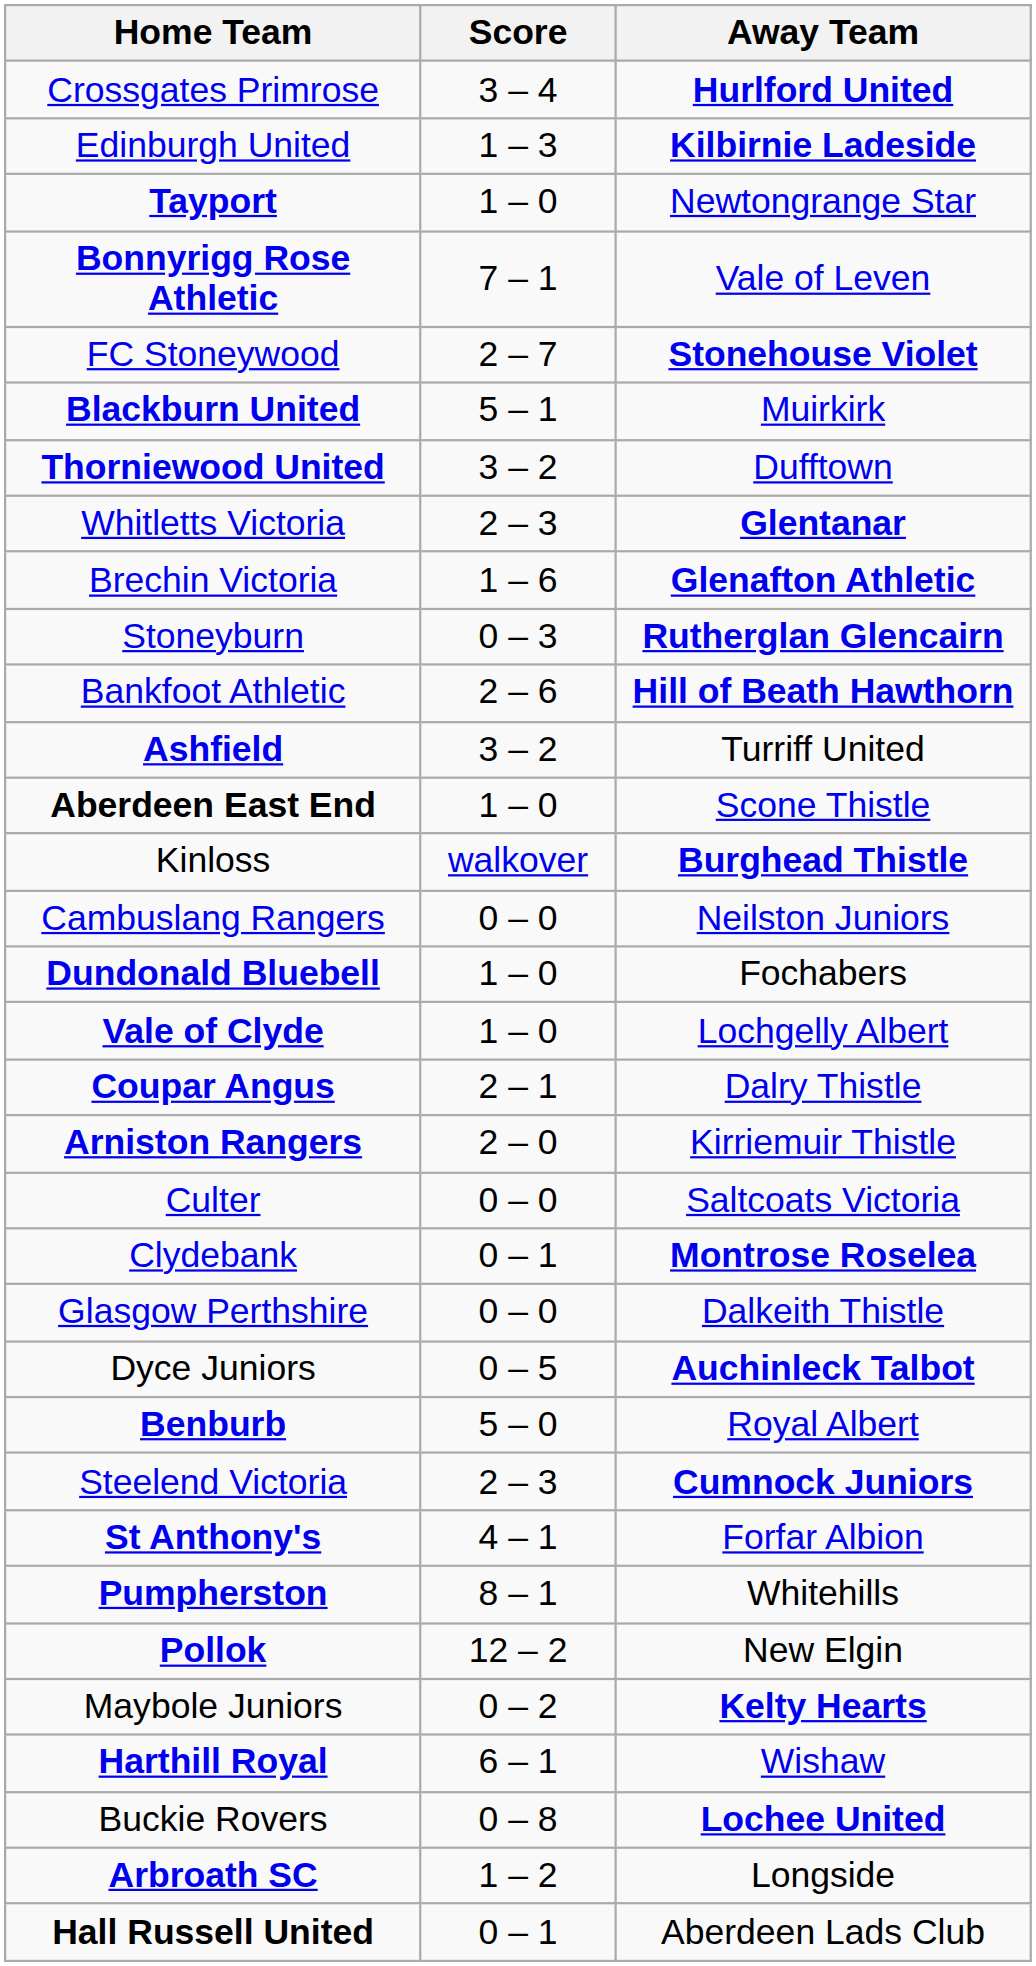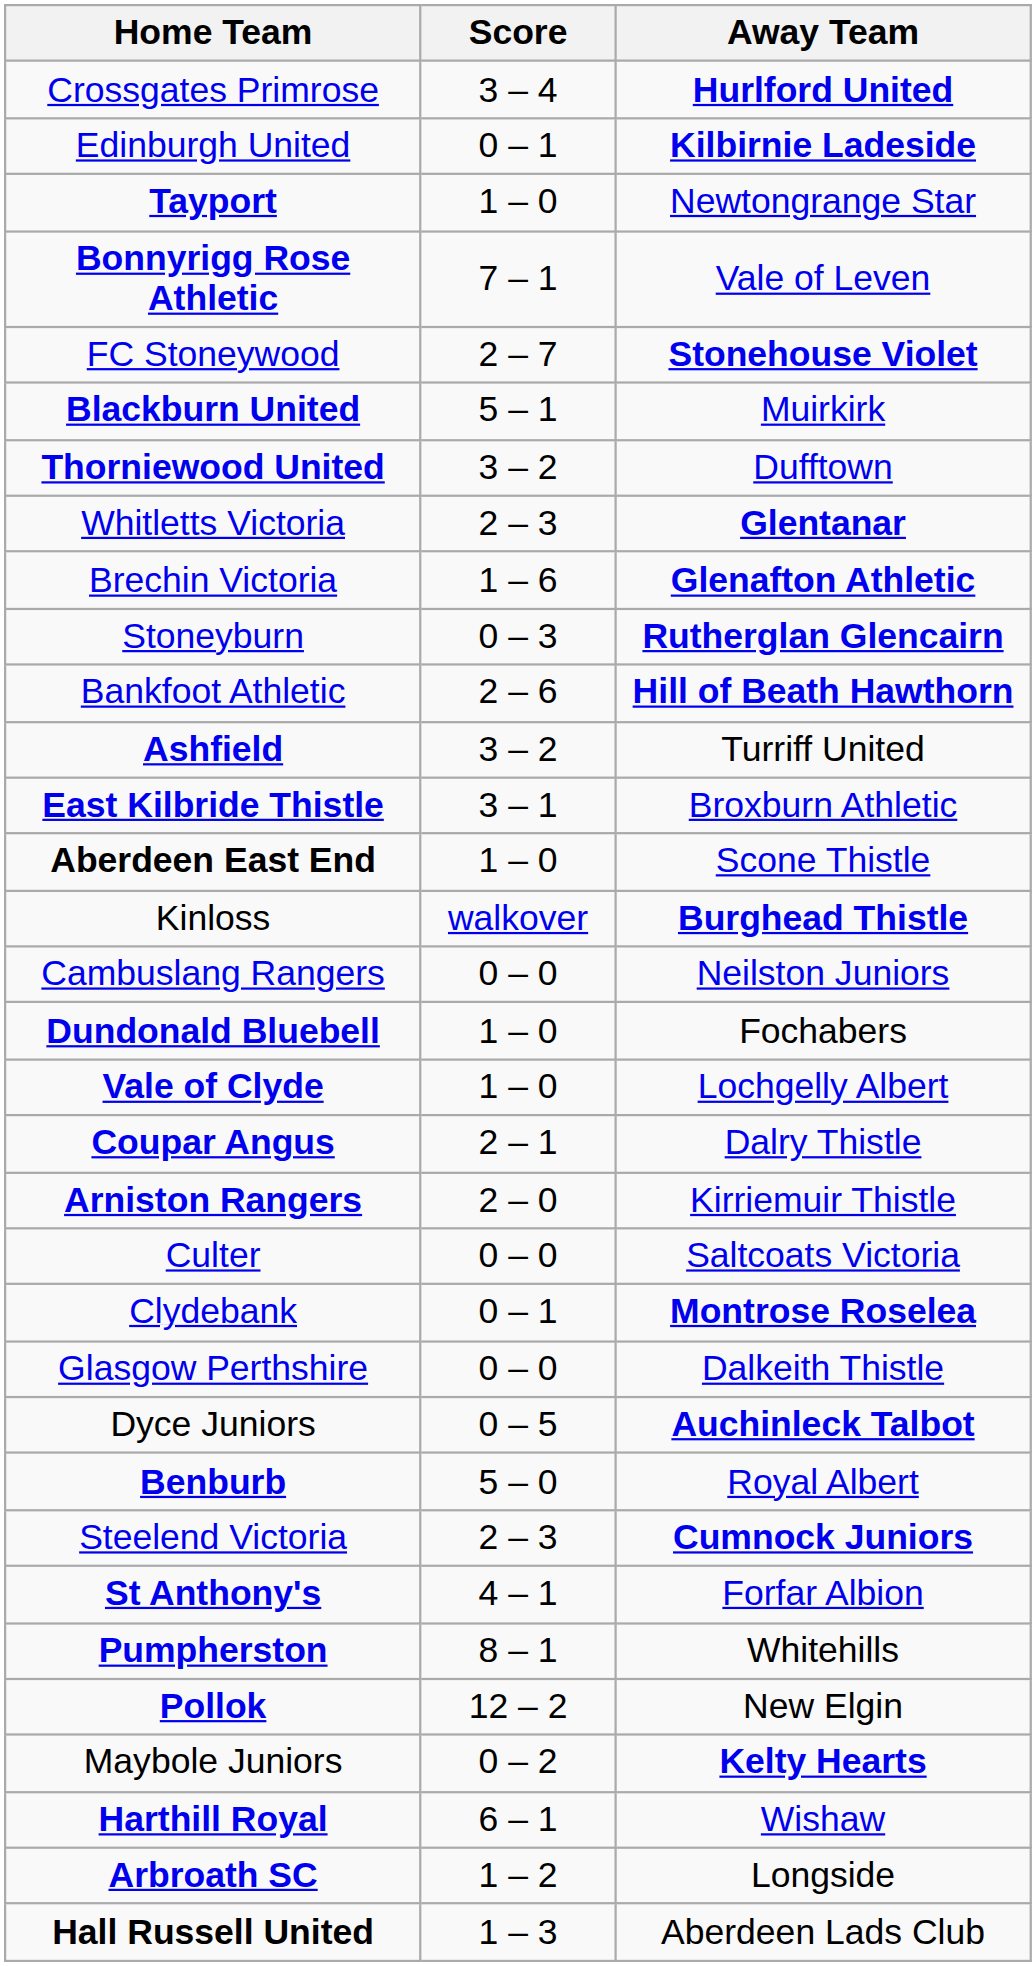(518, 145) 1 – 3 -> (518, 145) 0 – 1
+ row: (213, 804)
- row: (213, 1818)
(518, 1931) 0 – 1 -> (518, 1931) 1 – 3
